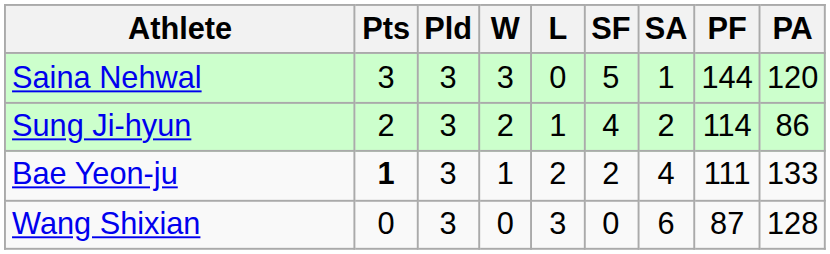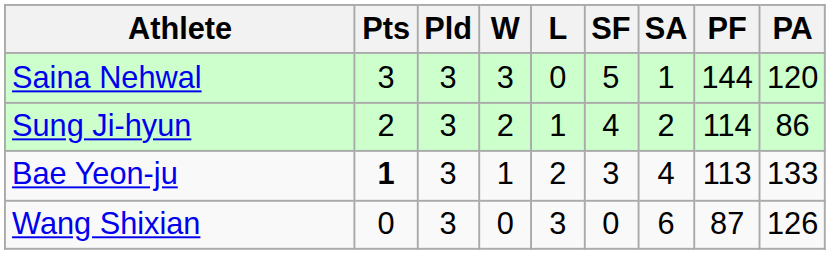(611, 175) 2 -> (611, 175) 3
(727, 175) 111 -> (727, 175) 113
(793, 223) 128 -> (793, 223) 126
